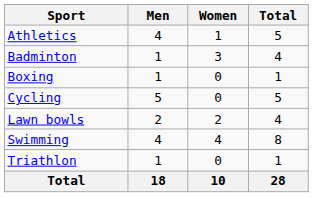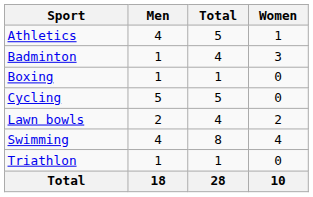columns swapped: (218, 15) <-> (278, 15)
